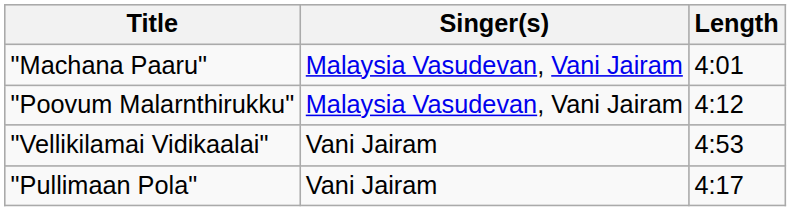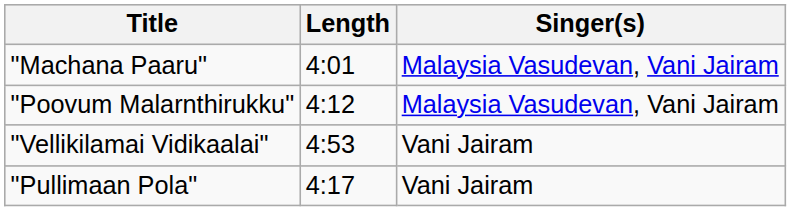columns swapped: (494, 24) <-> (737, 24)
